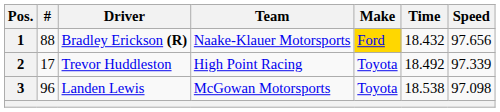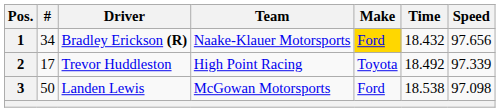(47, 40) 88 -> (47, 40) 34
(47, 88) 96 -> (47, 88) 50
(377, 88) Toyota -> (371, 88) Ford
